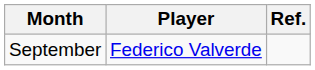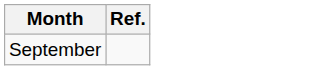- column: (186, 19)
